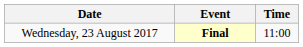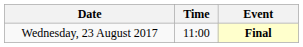columns swapped: (277, 14) <-> (215, 14)
